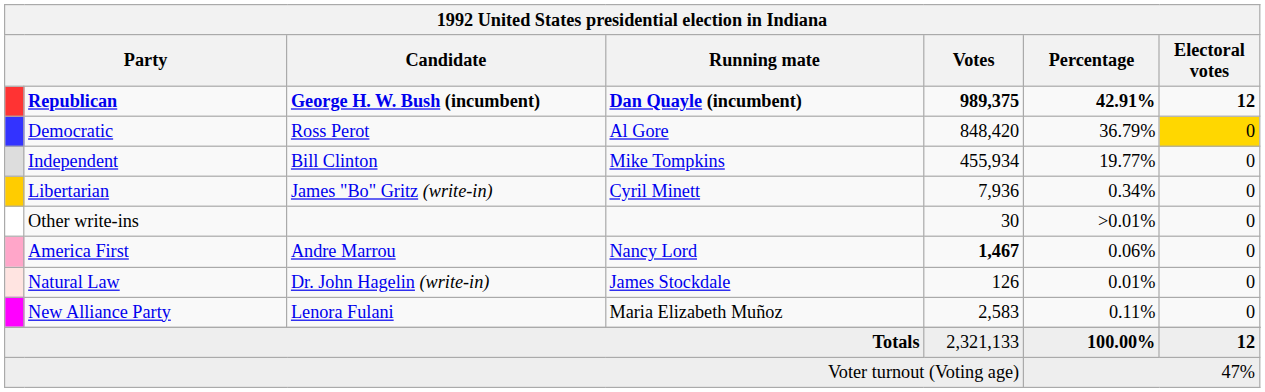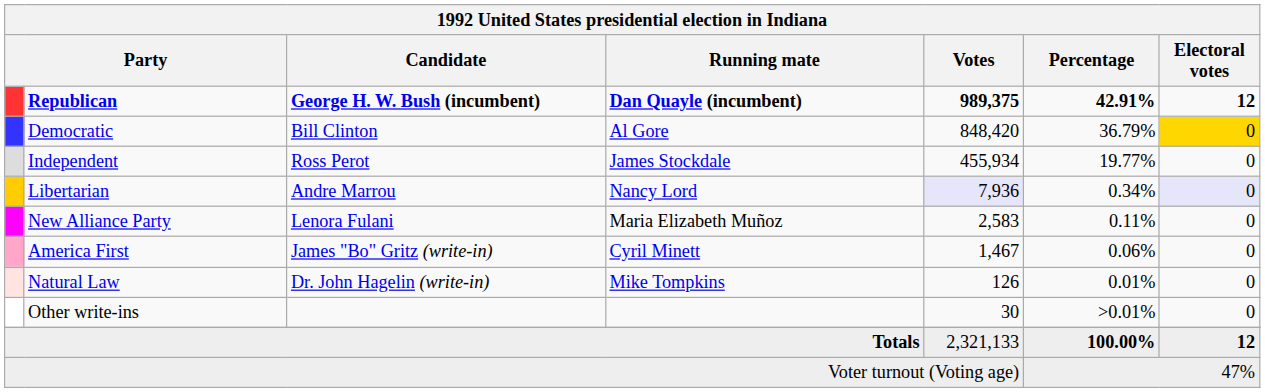(330, 131) Ross Perot -> (334, 131) Bill Clinton
(334, 161) Bill Clinton -> (330, 161) Ross Perot
(667, 161) Mike Tompkins -> (670, 161) James Stockdale
(392, 191) James "Bo" Gritz (write-in) -> (343, 191) Andre Marrou
(655, 191) Cyril Minett -> (653, 191) Nancy Lord
(999, 191) no background -> (999, 191) lavender background
(1250, 191) no background -> (1250, 191) lavender background
rows swapped: (99, 312) <-> (84, 221)
(343, 251) Andre Marrou -> (392, 251) James "Bo" Gritz (write-in)
(653, 251) Nancy Lord -> (655, 251) Cyril Minett
(999, 251) bold -> (999, 251) normal
(670, 281) James Stockdale -> (667, 281) Mike Tompkins
